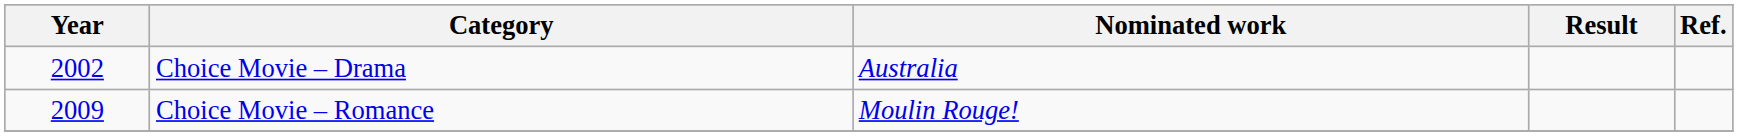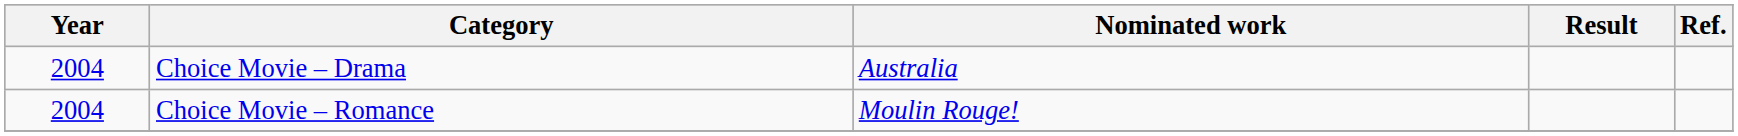(77, 67) 2002 -> (77, 67) 2004
(77, 109) 2009 -> (77, 109) 2004
